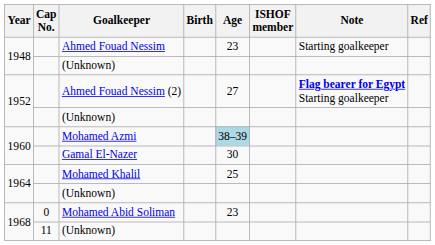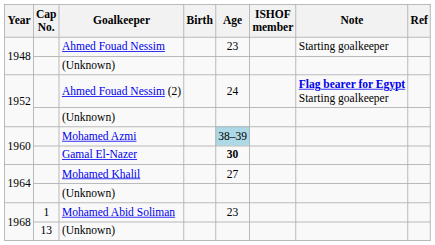(233, 91) 27 -> (233, 91) 24
(233, 155) normal -> (233, 155) bold
(233, 174) 25 -> (233, 174) 27
(46, 212) 0 -> (46, 212) 1
(46, 231) 11 -> (46, 231) 13
